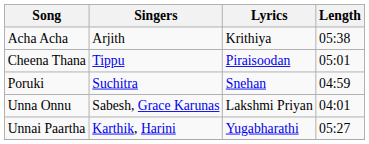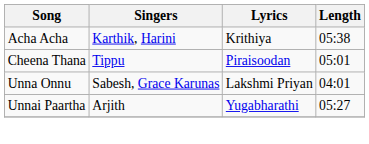(109, 38) Arjith -> (134, 38) Karthik, Harini
- row: (26, 83)
(134, 128) Karthik, Harini -> (109, 106) Arjith
